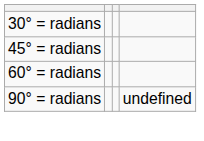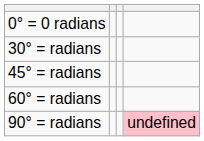+ row: (57, 24)
(157, 98) no background -> (162, 123) pink background
